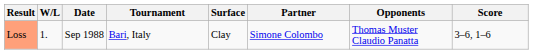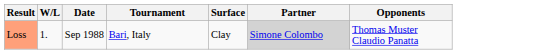- column: (490, 12)
(286, 35) no background -> (286, 35) lightgrey background
